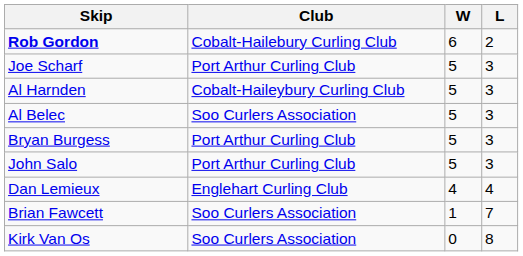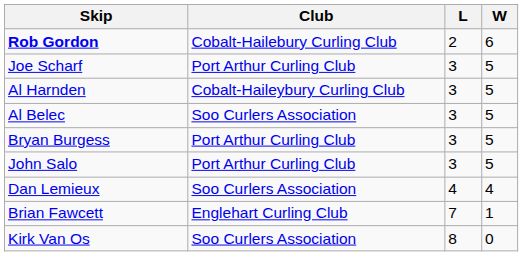columns swapped: (463, 16) <-> (500, 16)
(270, 189) Englehart Curling Club -> (274, 189) Soo Curlers Association
(274, 213) Soo Curlers Association -> (270, 213) Englehart Curling Club
